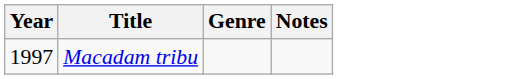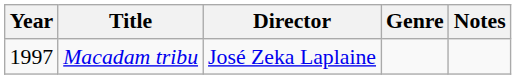+ column: (292, 21)
